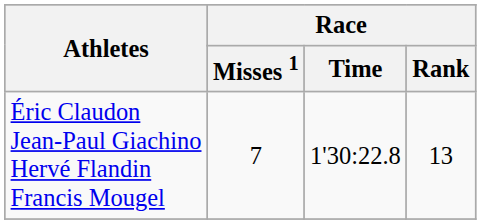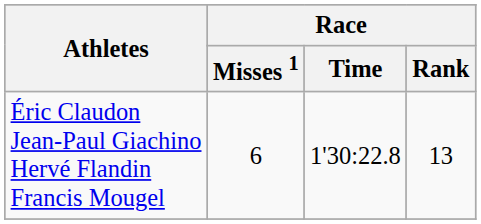(256, 155) 7 -> (256, 155) 6
